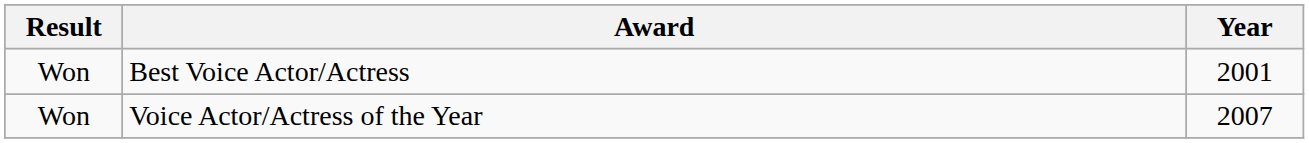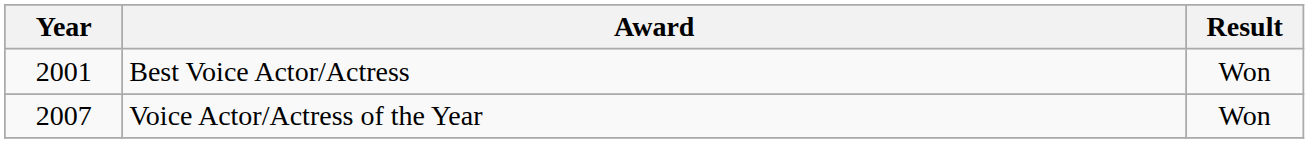columns swapped: (1245, 26) <-> (64, 26)
